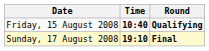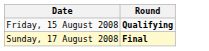- column: (135, 11)
